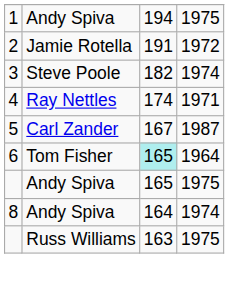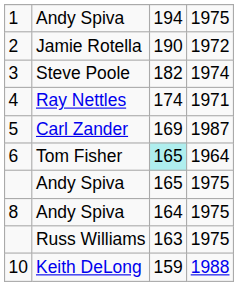(158, 45) 191 -> (168, 45) 190
(158, 128) 167 -> (168, 128) 169
(200, 211) 1974 -> (210, 211) 1975
+ row: (18, 267)
